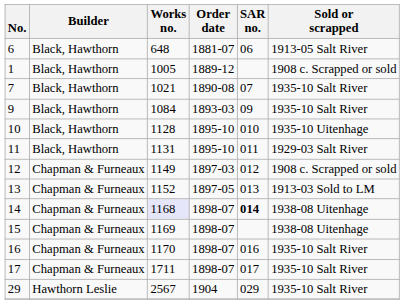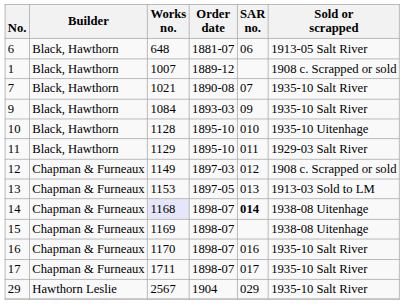(163, 68) 1005 -> (163, 68) 1007
(163, 149) 1131 -> (163, 149) 1129
(163, 189) 1152 -> (163, 189) 1153
